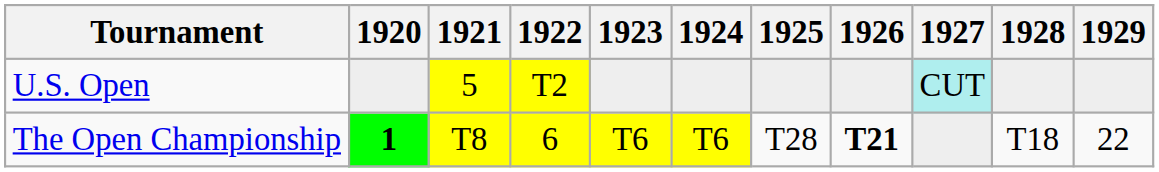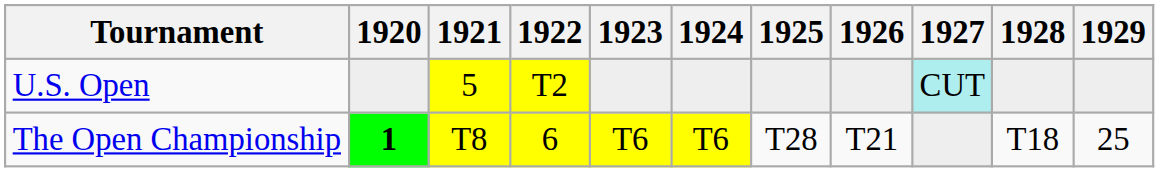(872, 139) bold -> (872, 139) normal
(1113, 139) 22 -> (1113, 139) 25
